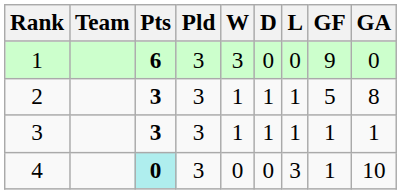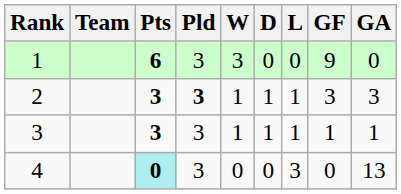(199, 96) normal -> (199, 96) bold
(330, 96) 5 -> (330, 96) 3
(374, 96) 8 -> (374, 96) 3
(330, 170) 1 -> (330, 170) 0
(374, 170) 10 -> (374, 170) 13
